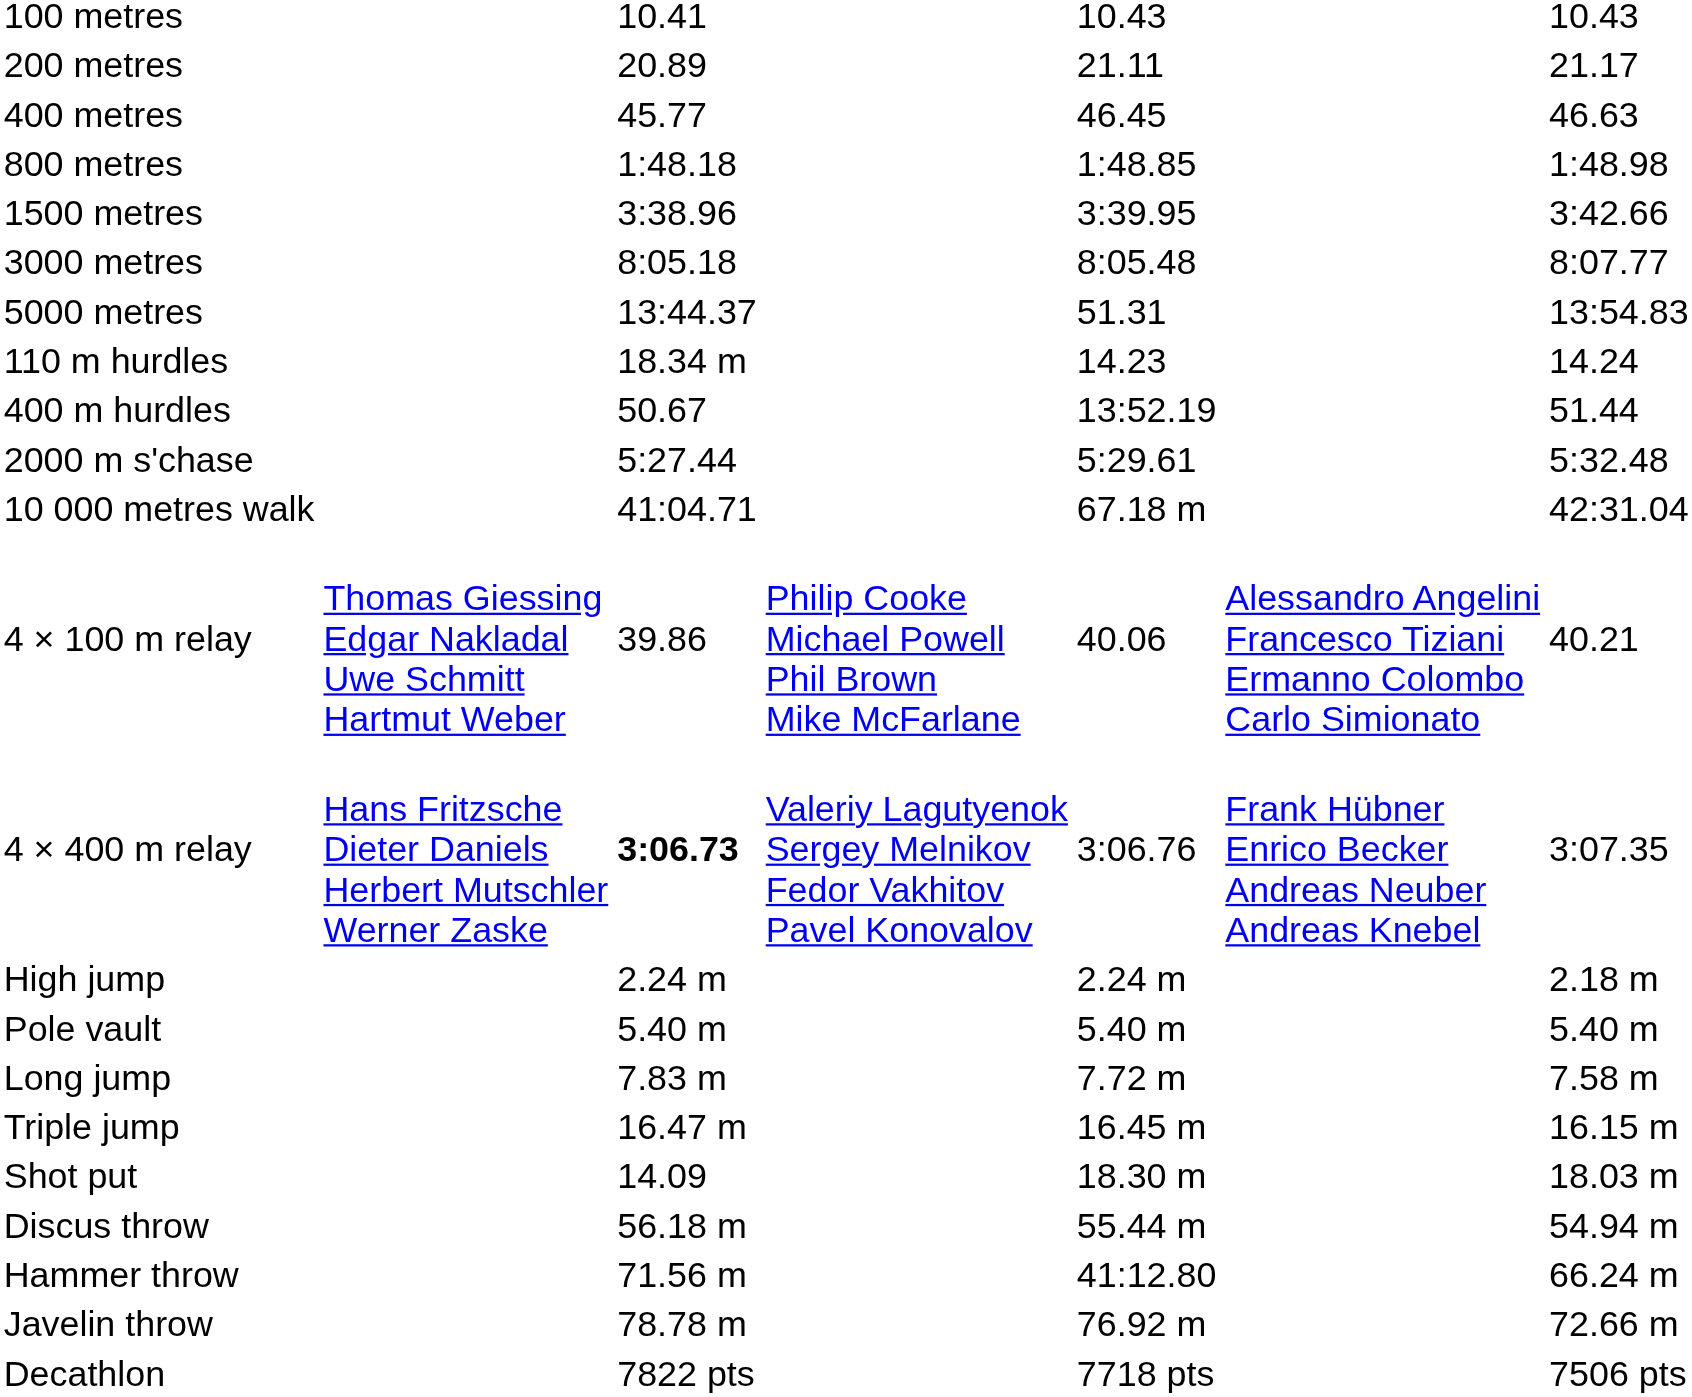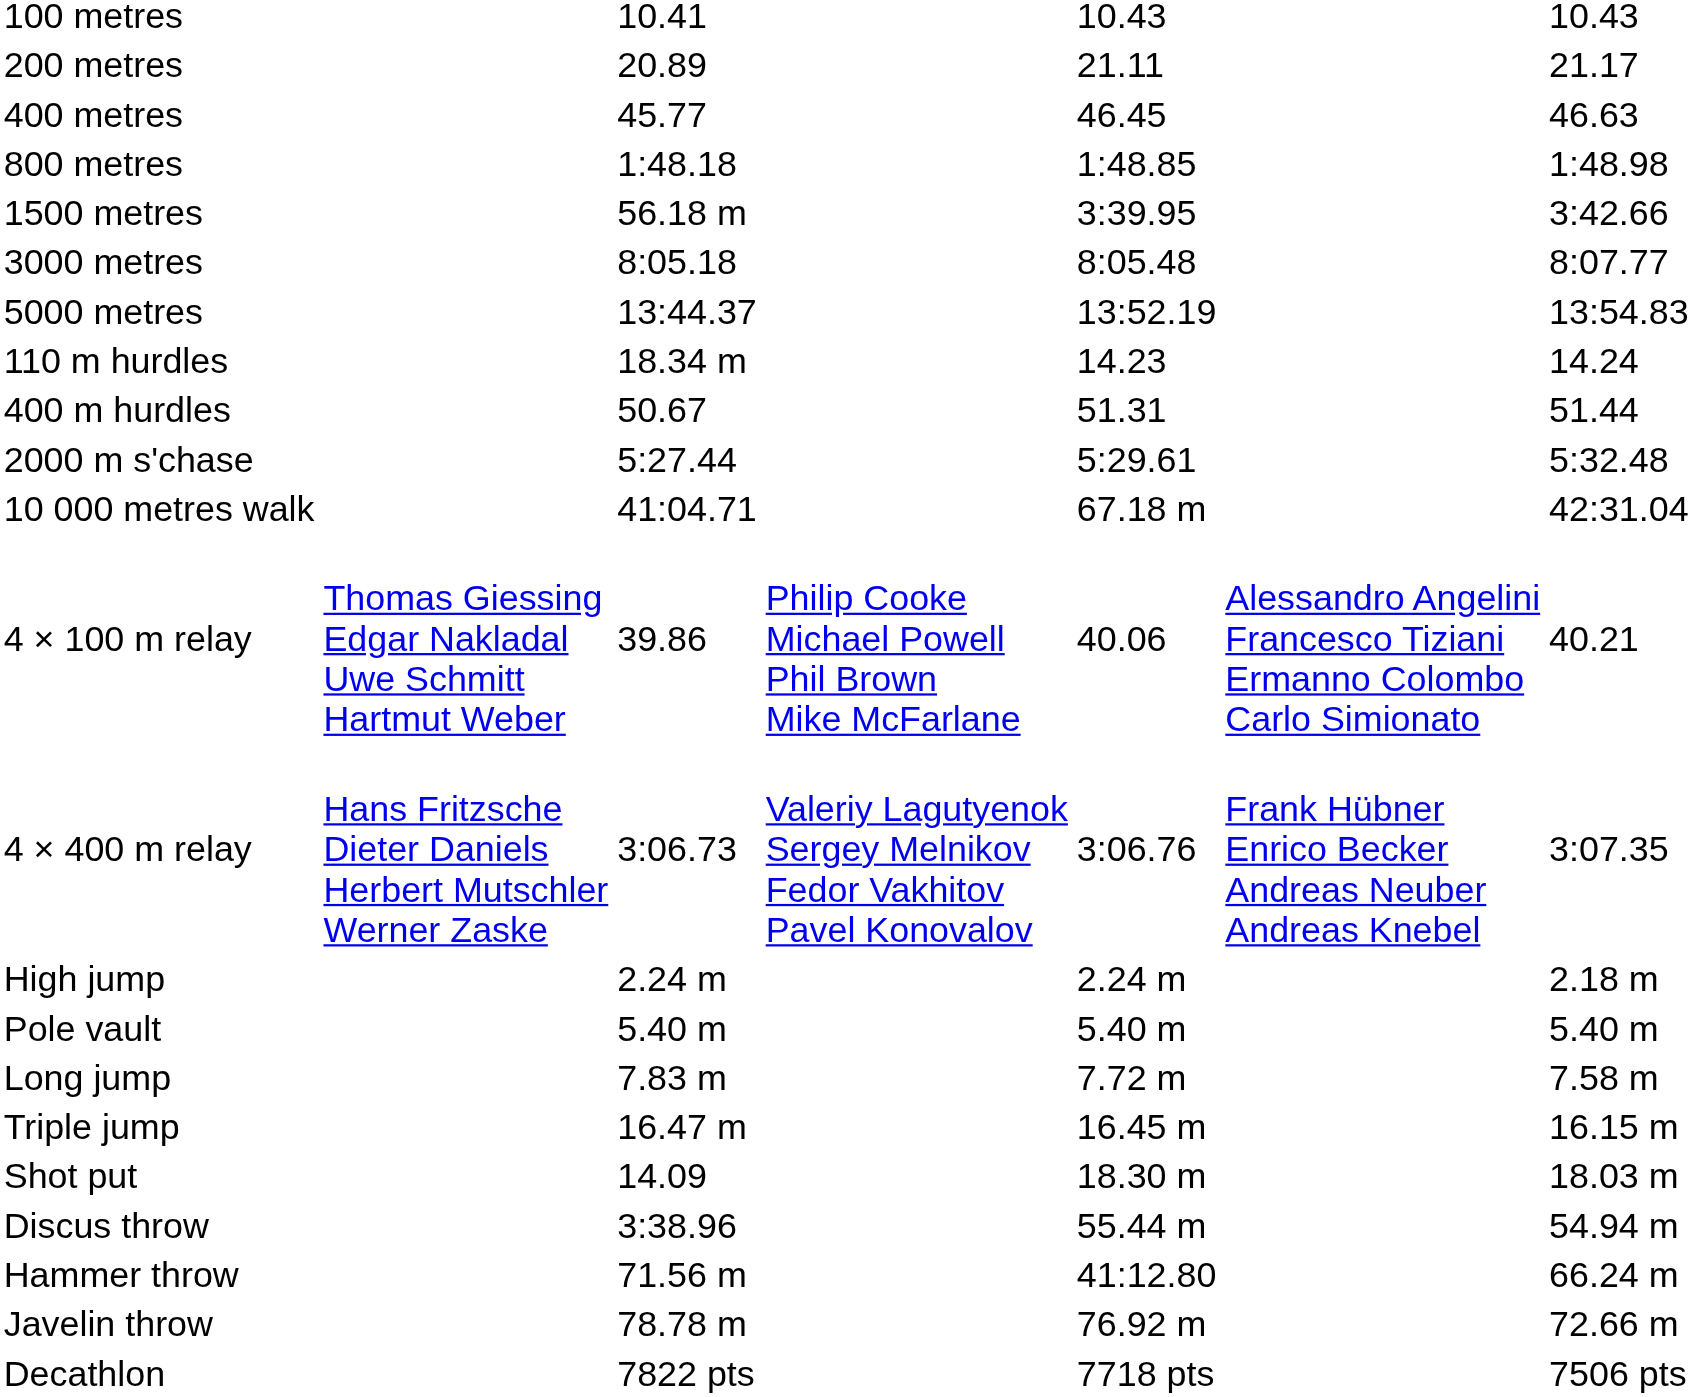(677, 213) 3:38.96 -> (682, 213) 56.18 m
(1122, 311) 51.31 -> (1147, 311) 13:52.19
(1147, 410) 13:52.19 -> (1122, 410) 51.31
(678, 849) bold -> (677, 849) normal
(682, 1225) 56.18 m -> (677, 1225) 3:38.96
